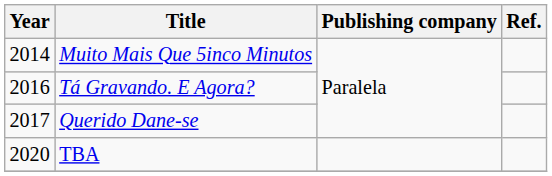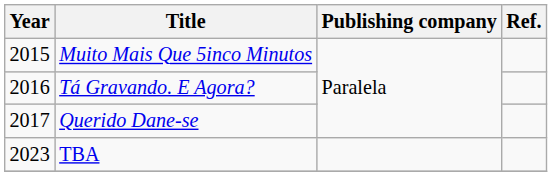(30, 54) 2014 -> (30, 54) 2015
(30, 154) 2020 -> (30, 154) 2023
